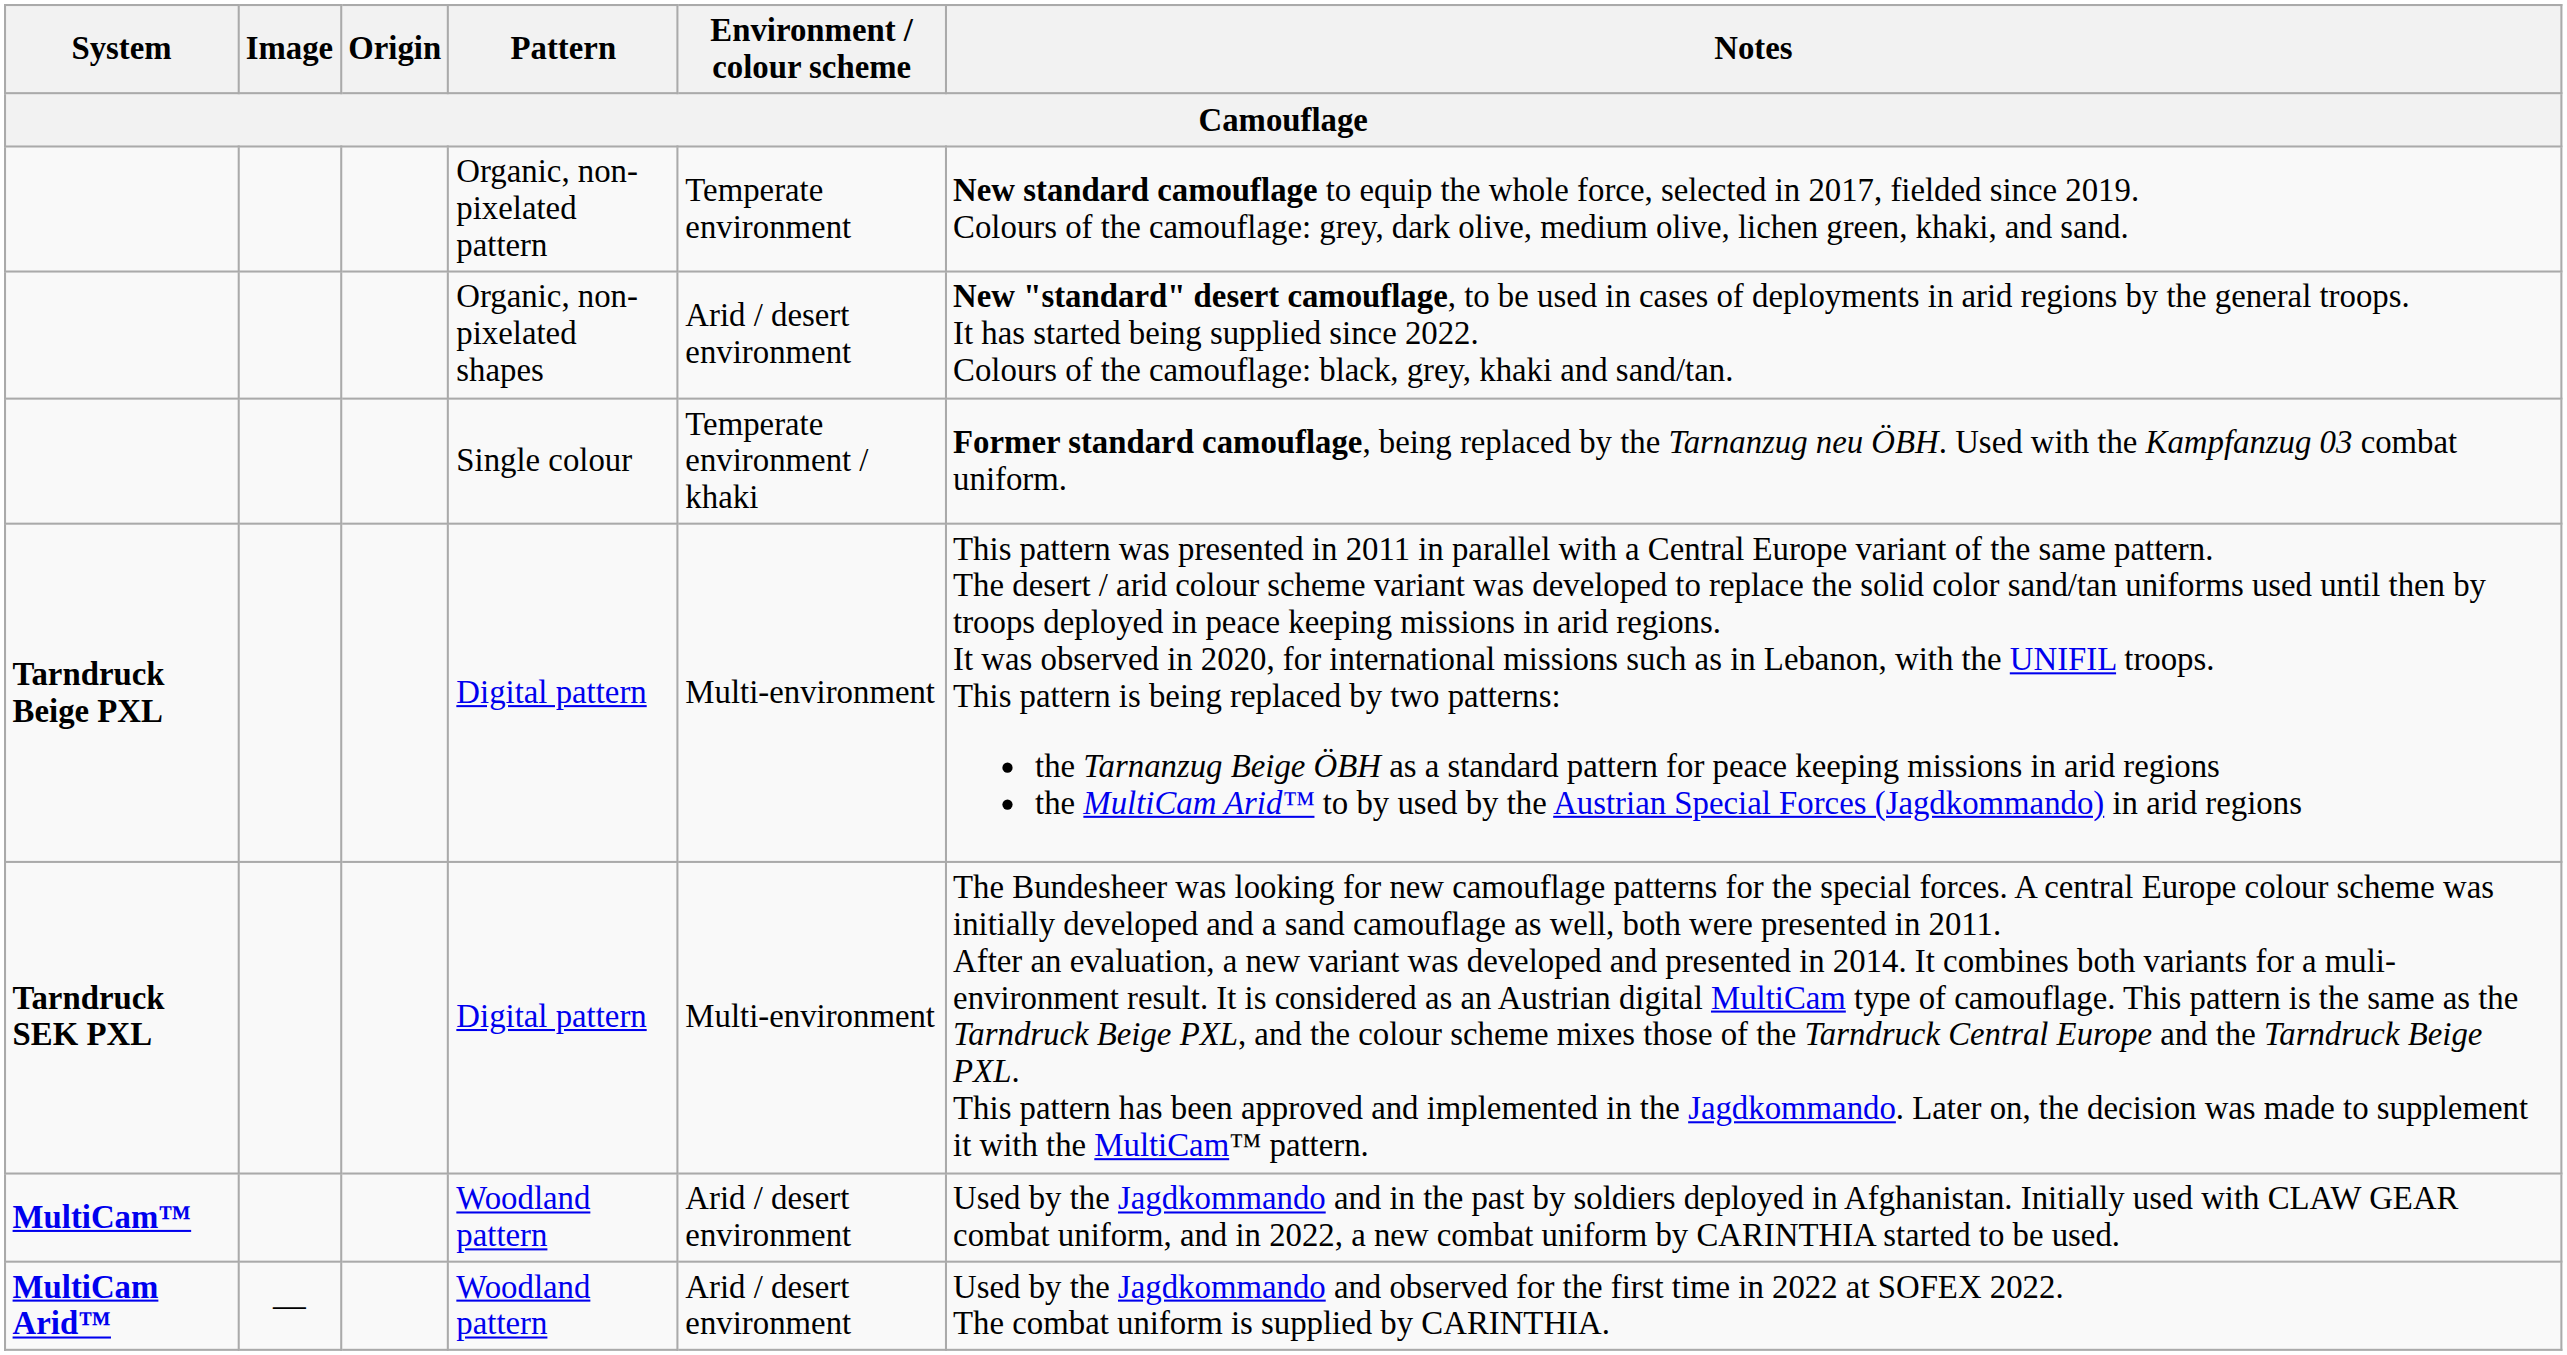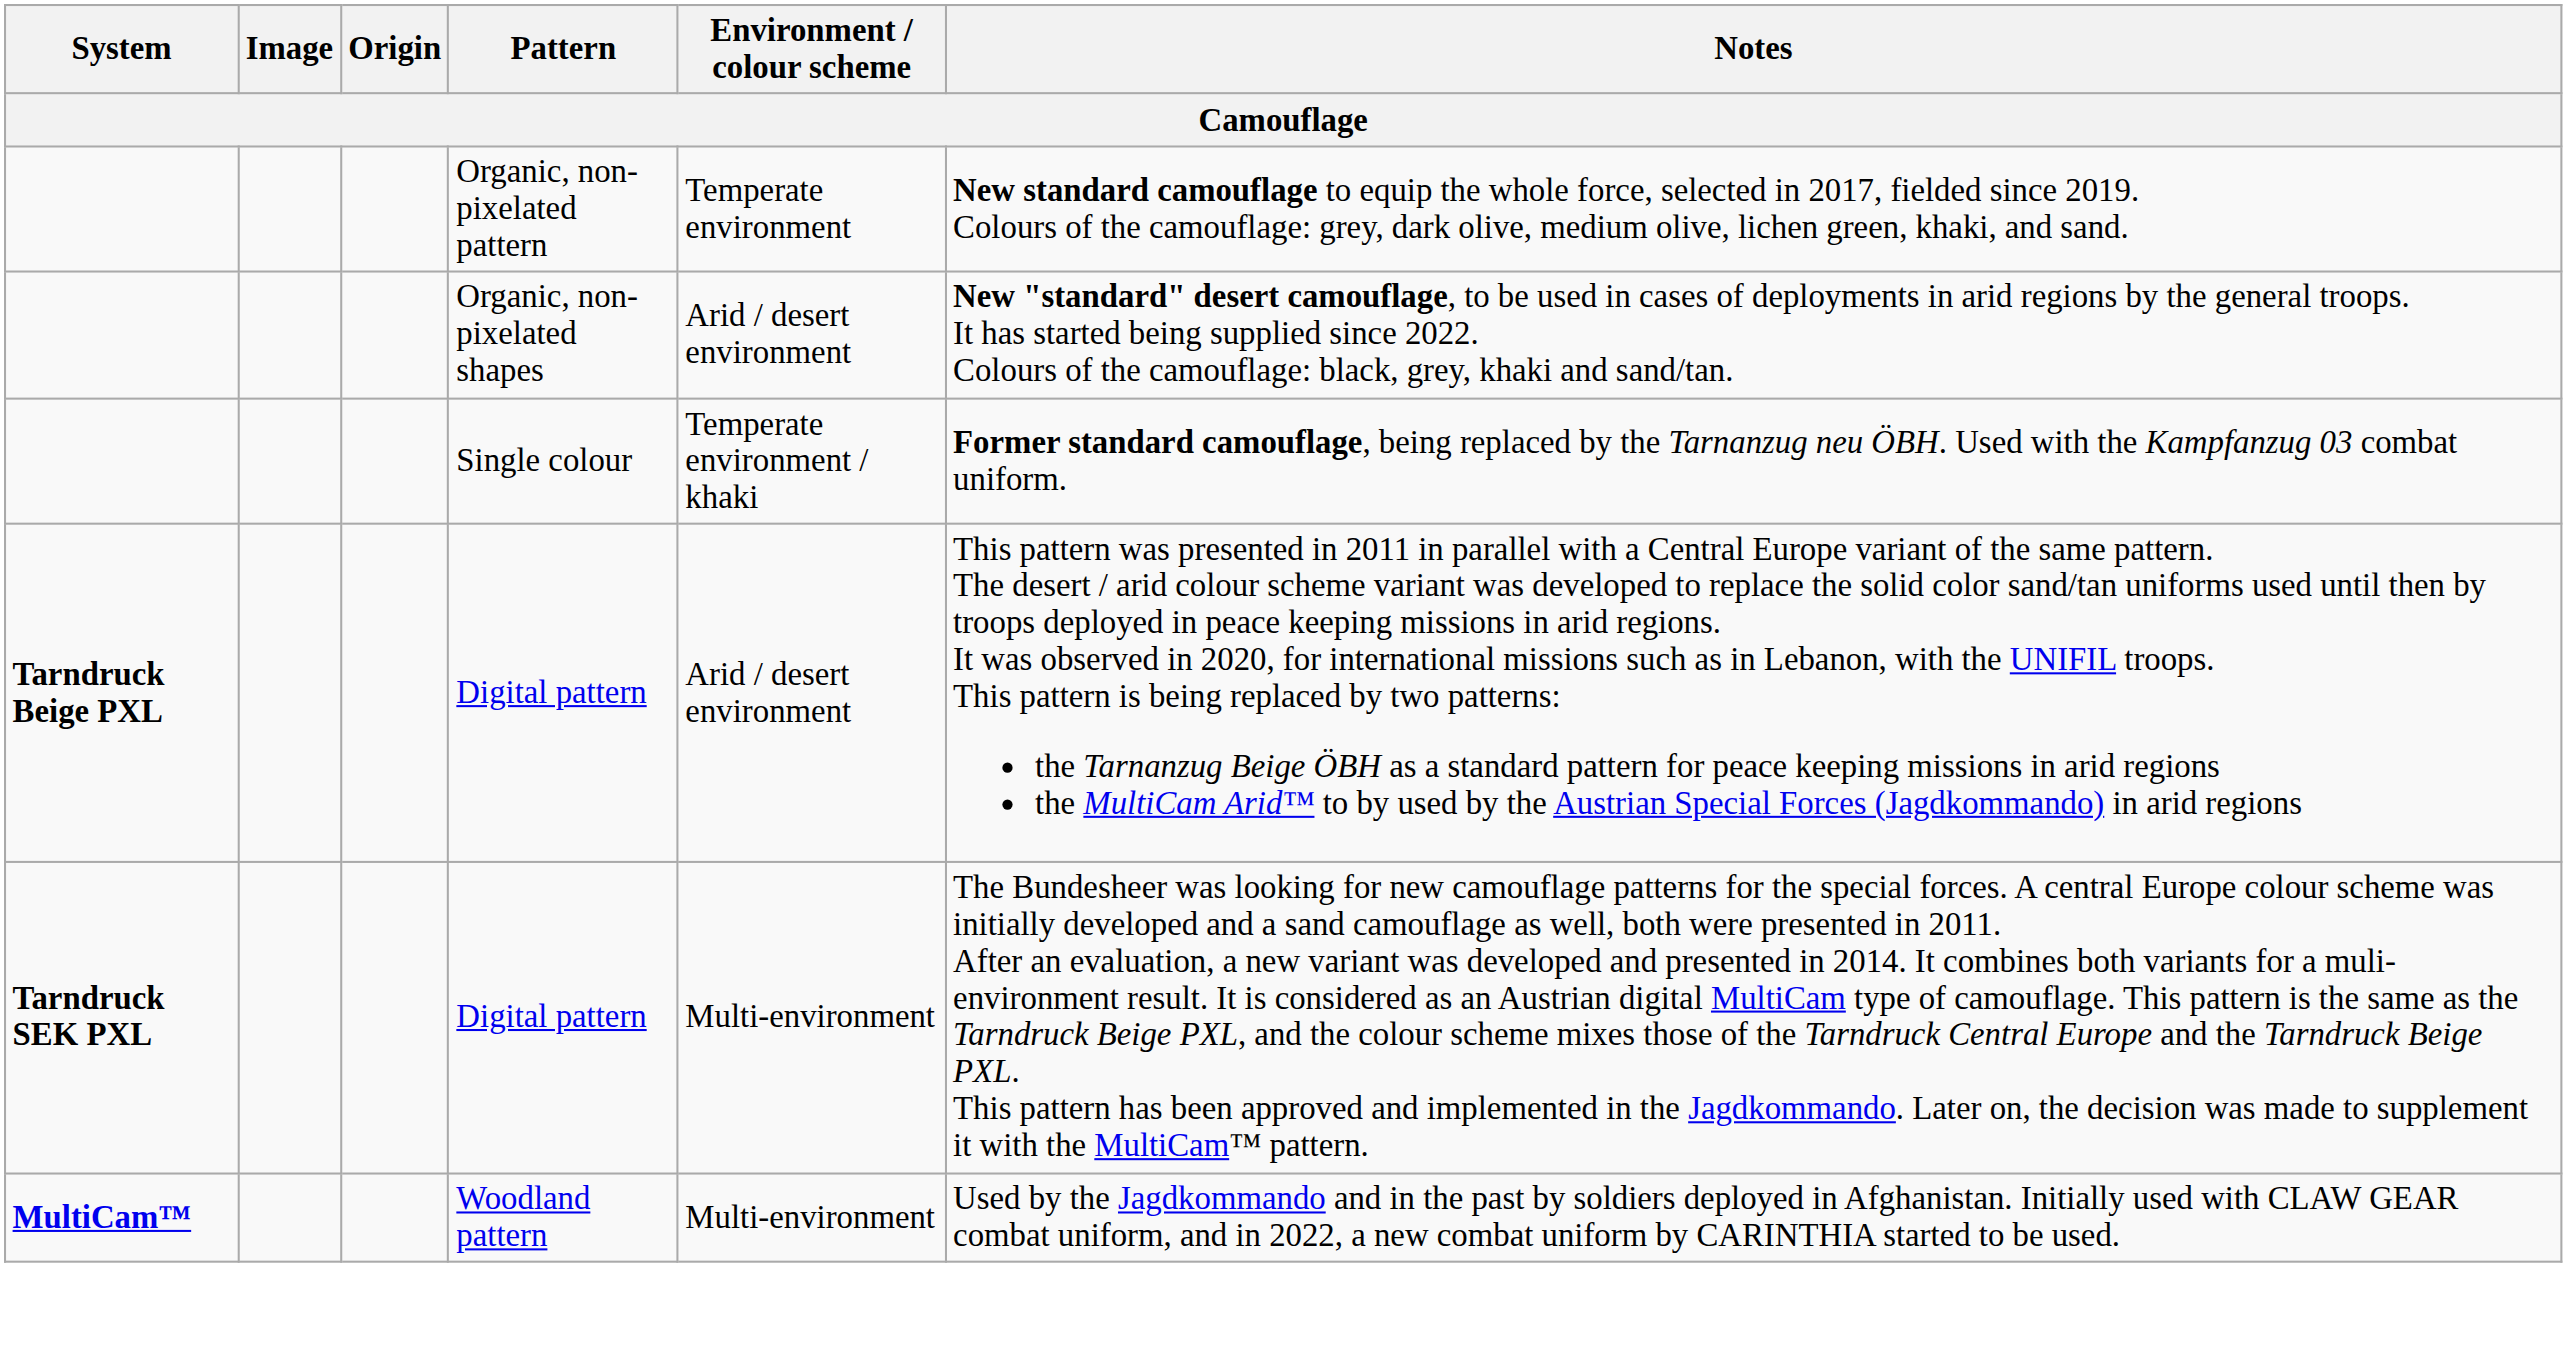(810, 692) Multi-environment -> (768, 692) Arid / desert environment
(768, 1216) Arid / desert environment -> (810, 1216) Multi-environment
- row: (85, 1305)
